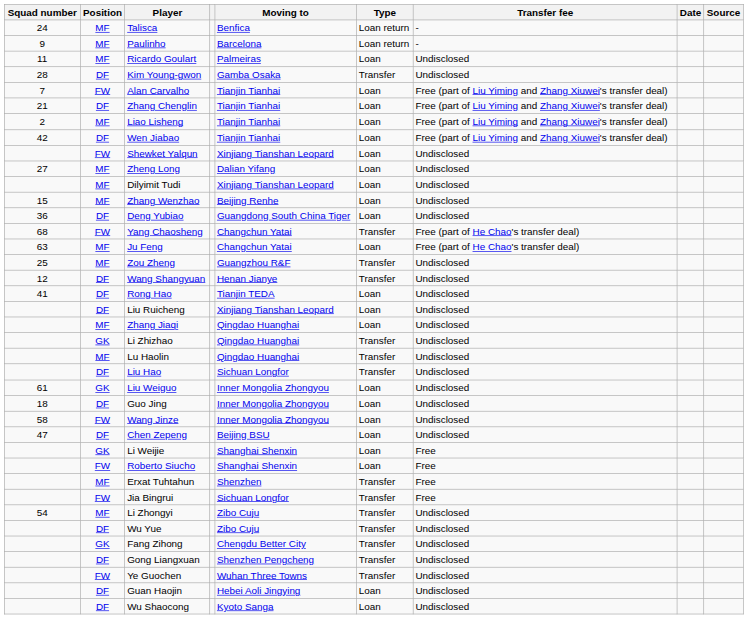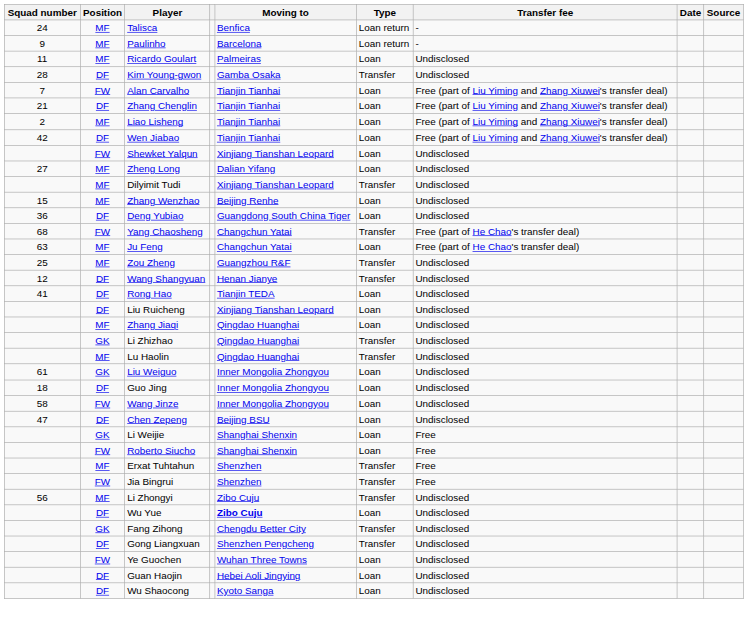(370, 184) Loan -> (377, 184) Transfer
- row: (144, 372)
(253, 497) Sichuan Longfor -> (239, 482) Shenzhen
(42, 513) 54 -> (42, 497) 56
(238, 528) normal -> (240, 513) bold
(377, 528) Transfer -> (370, 513) Loan
(377, 575) Transfer -> (370, 560) Loan
